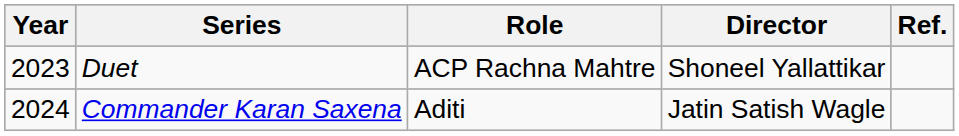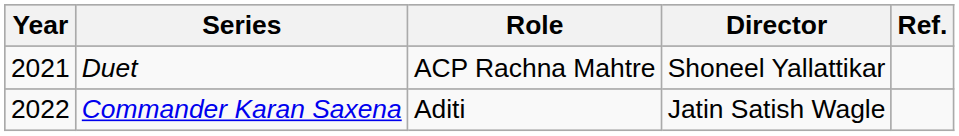(40, 67) 2023 -> (40, 67) 2021
(40, 109) 2024 -> (40, 109) 2022
